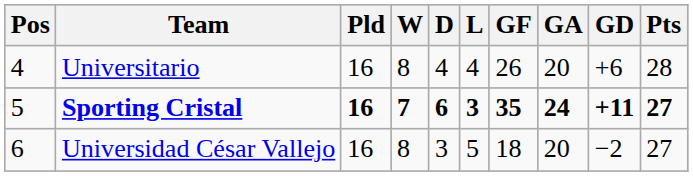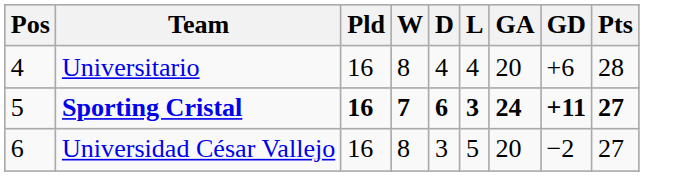- column: (514, 25)
